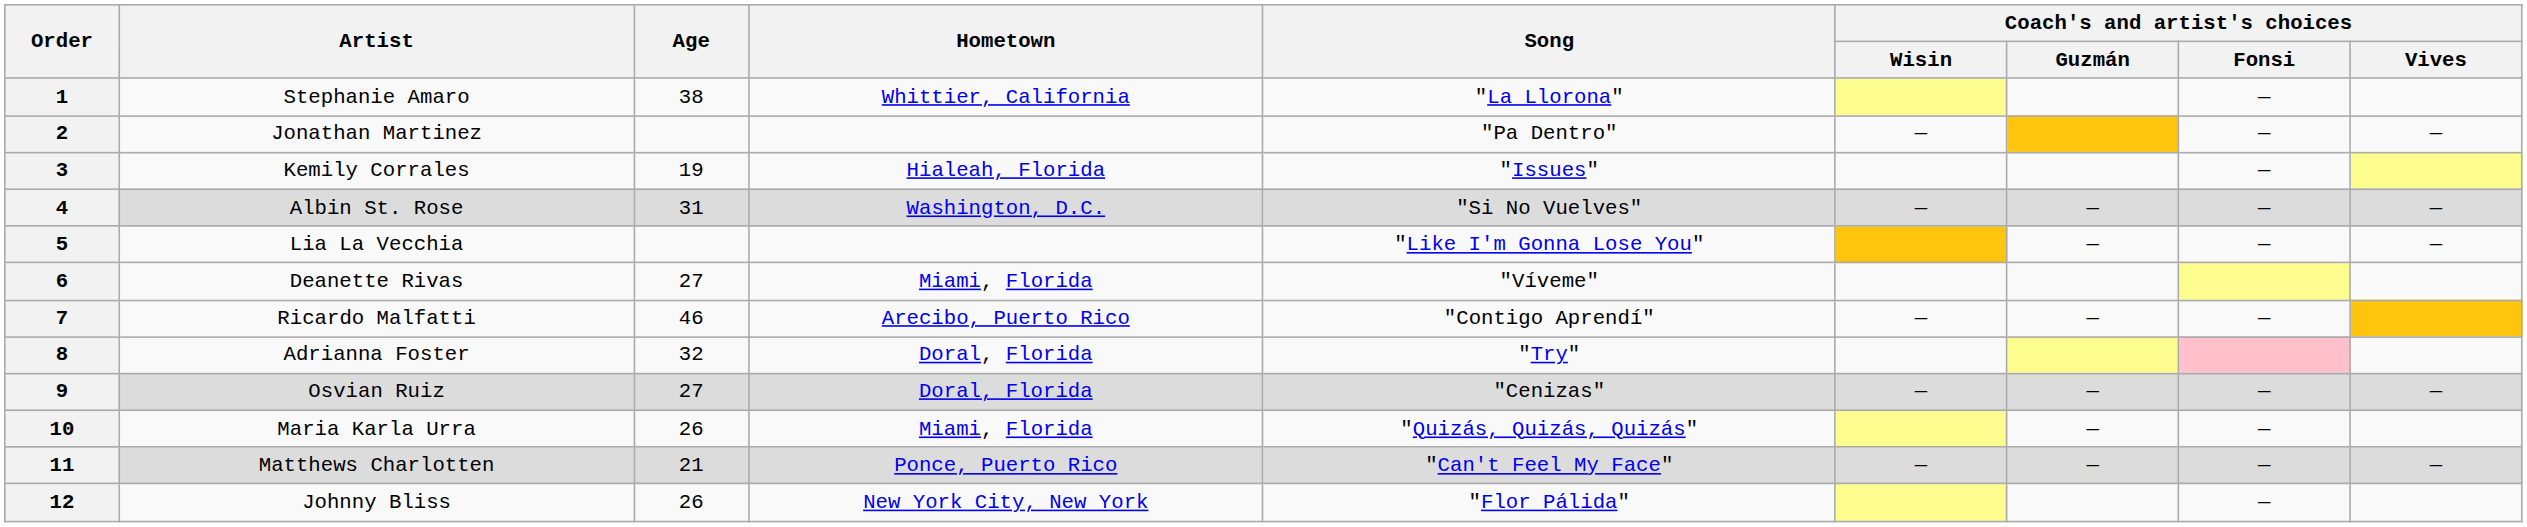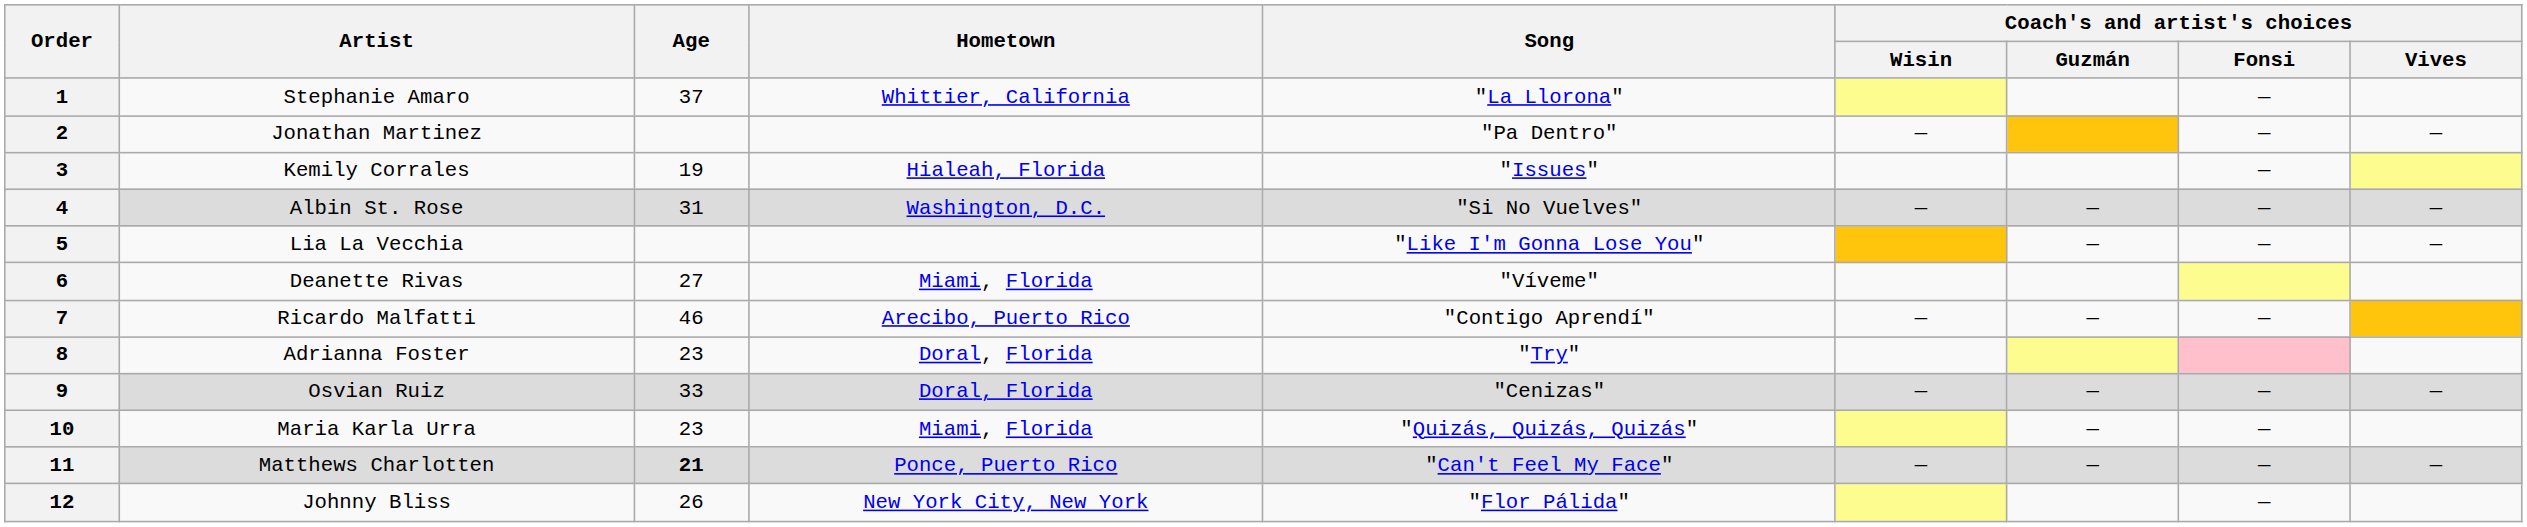(691, 97) 38 -> (691, 97) 37
(691, 355) 32 -> (691, 355) 23
(691, 392) 27 -> (691, 392) 33
(691, 429) 26 -> (691, 429) 23
(691, 466) normal -> (691, 466) bold
